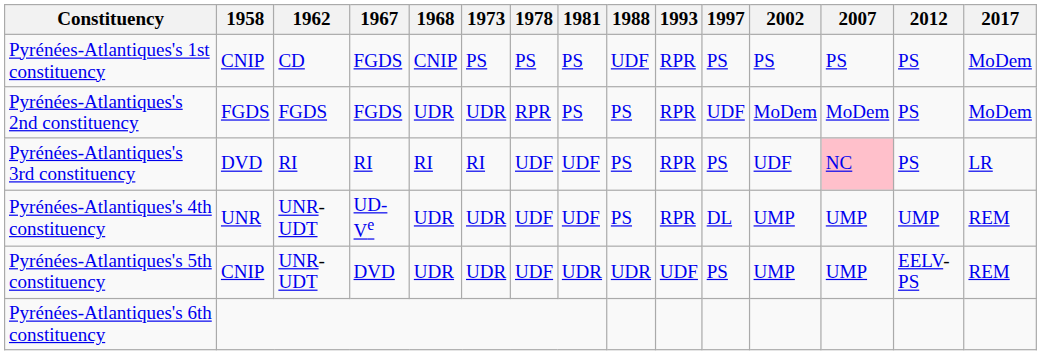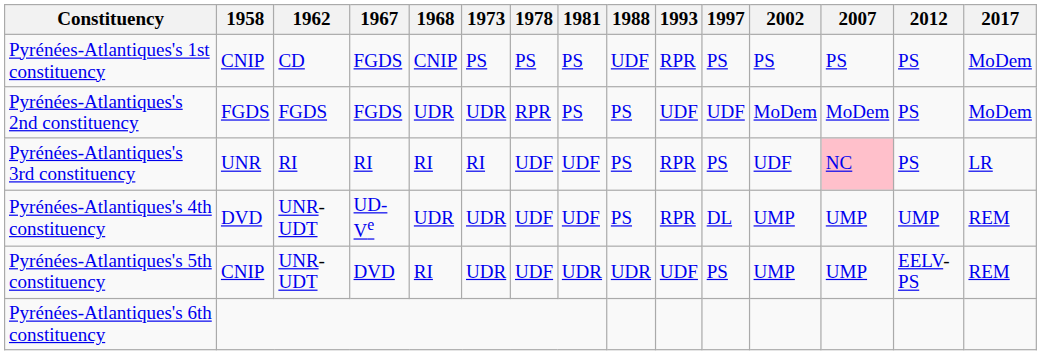(678, 112) RPR -> (679, 112) UDF
(242, 163) DVD -> (241, 163) UNR
(241, 217) UNR -> (242, 217) DVD
(434, 272) UDR -> (423, 272) RI
